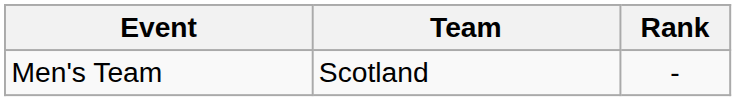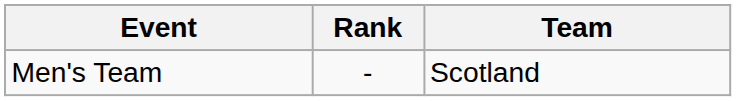columns swapped: (466, 28) <-> (675, 28)
